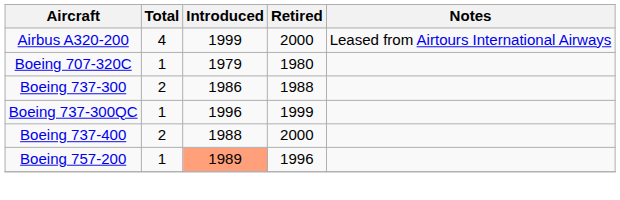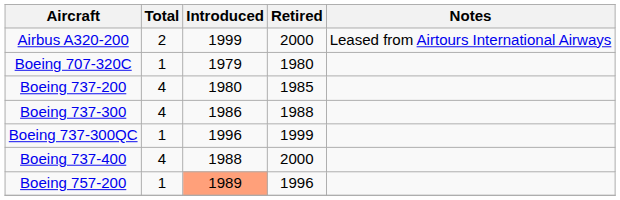(162, 40) 4 -> (162, 40) 2
+ row: (73, 87)
(162, 87) 2 -> (162, 111) 4
(162, 135) 2 -> (162, 159) 4
